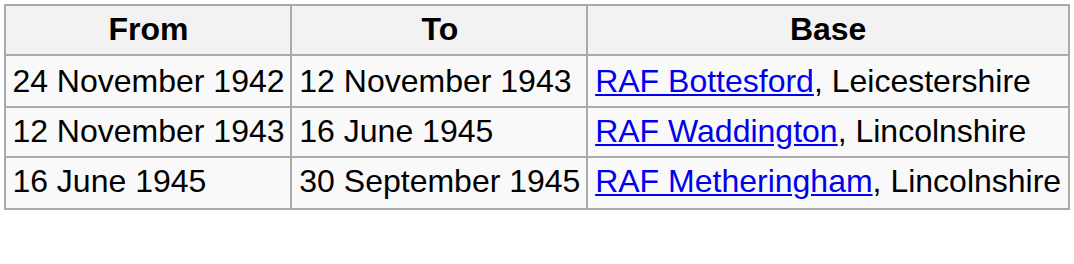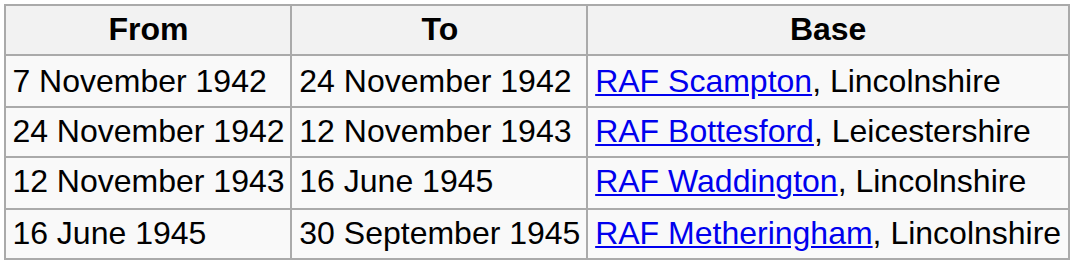+ row: (140, 80)
